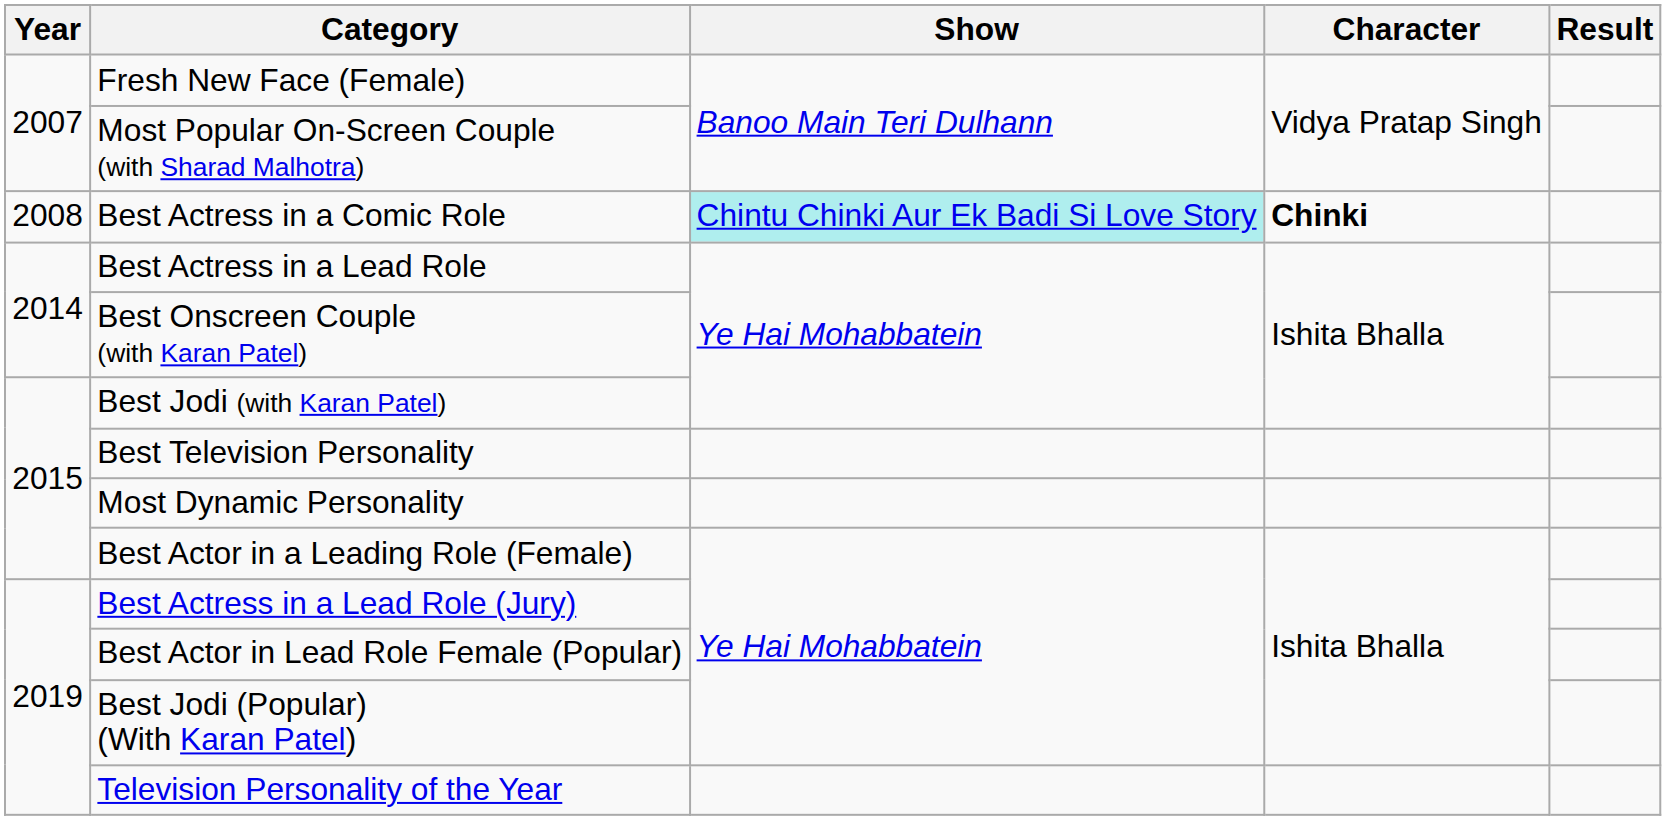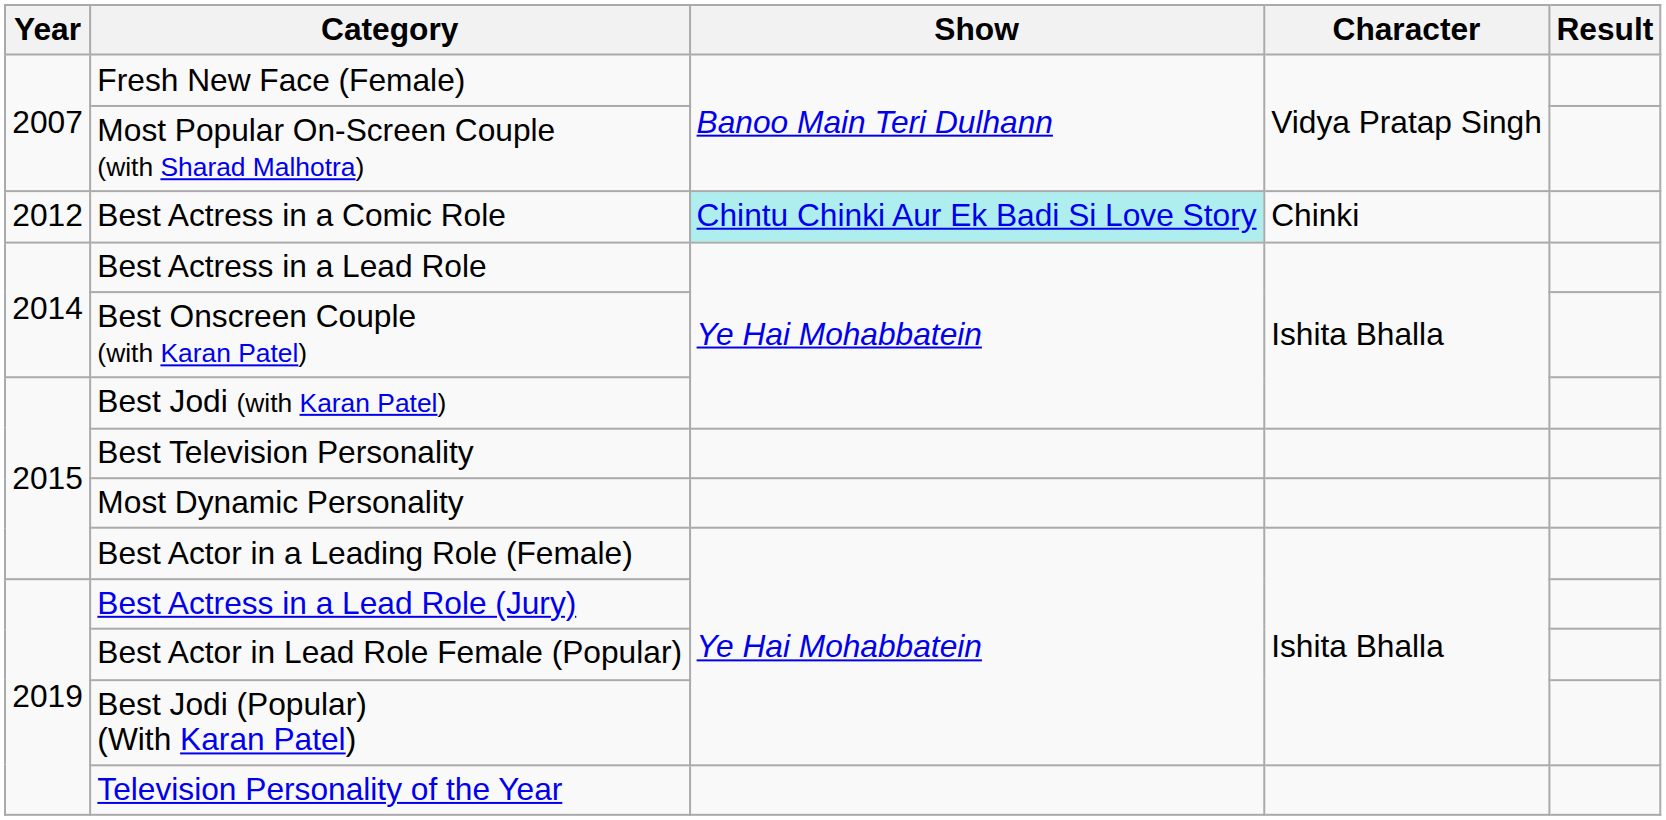(48, 215) 2008 -> (48, 215) 2012
(1320, 215) bold -> (1315, 215) normal
